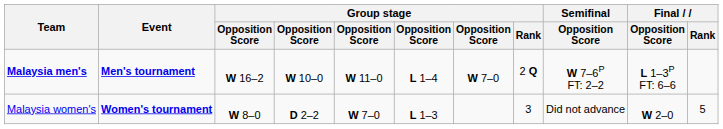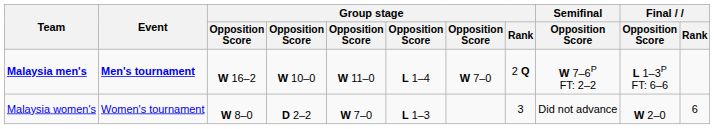(157, 109) bold -> (153, 109) normal
(703, 109) 5 -> (695, 109) 6
